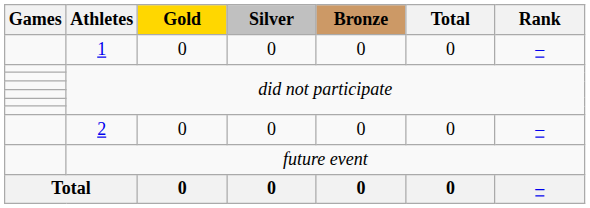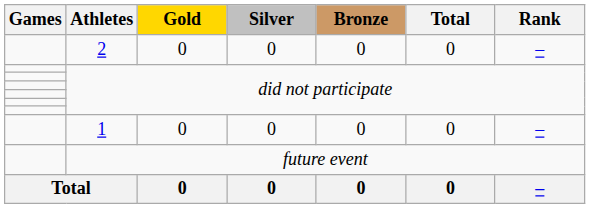rows swapped: (102, 129) <-> (102, 49)
